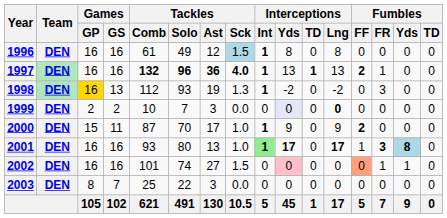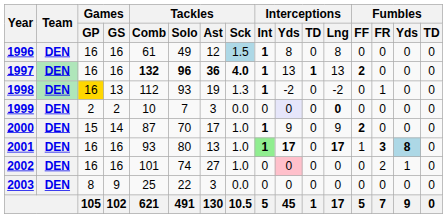(382, 71) 1 -> (382, 71) 0
(382, 90) 3 -> (382, 90) 1
(116, 128) 11 -> (116, 128) 14
(240, 166) 1.5 -> (240, 166) 1.0
(362, 166) lightsalmon background -> (362, 166) no background
(382, 166) 1 -> (382, 166) 2
(116, 185) 7 -> (116, 185) 9
